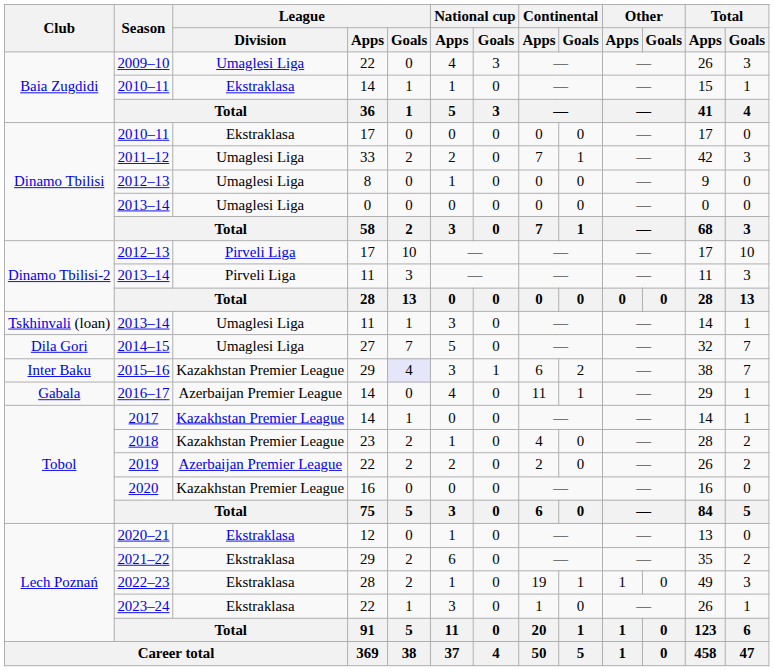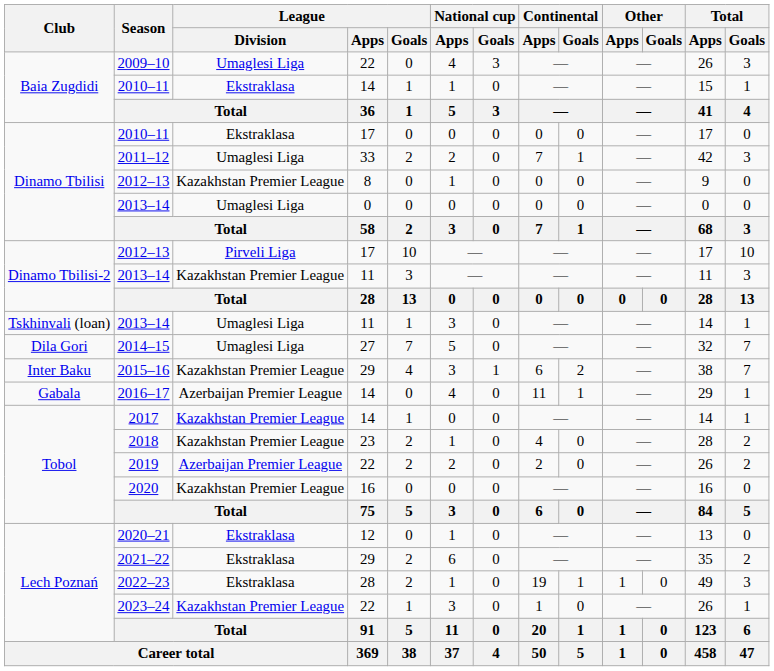(260, 181) Umaglesi Liga -> (260, 181) Kazakhstan Premier League
(260, 275) Pirveli Liga -> (260, 275) Kazakhstan Premier League
(409, 370) lavender background -> (409, 370) no background
(260, 606) Ekstraklasa -> (260, 606) Kazakhstan Premier League
